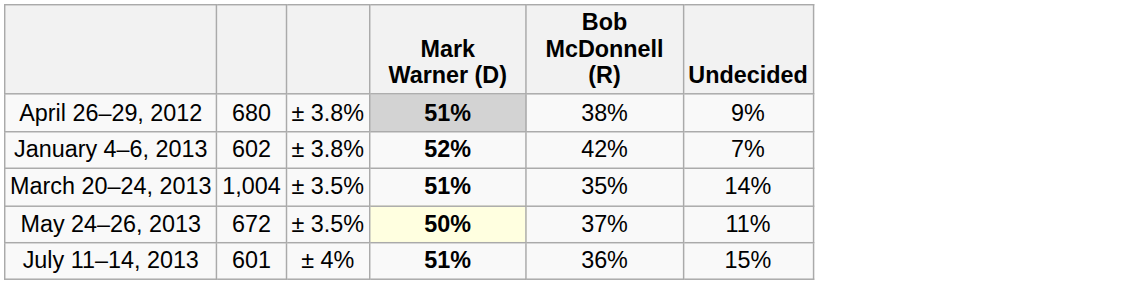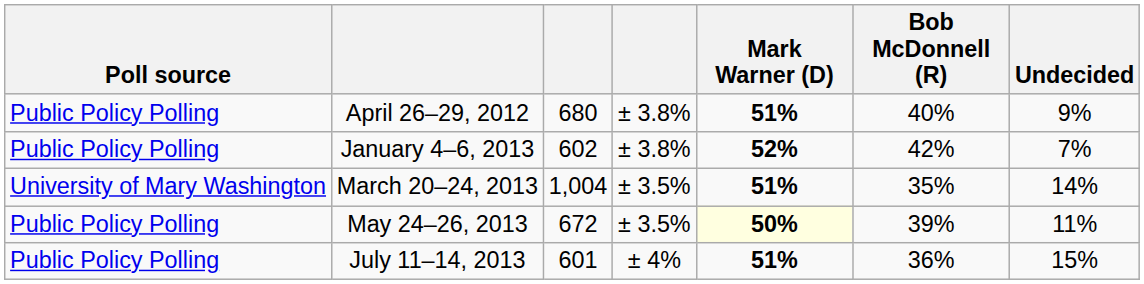+ column: (168, 75)
(448, 112) lightgrey background -> (774, 112) no background
(605, 112) 38% -> (931, 112) 40%
(605, 223) 37% -> (931, 223) 39%
